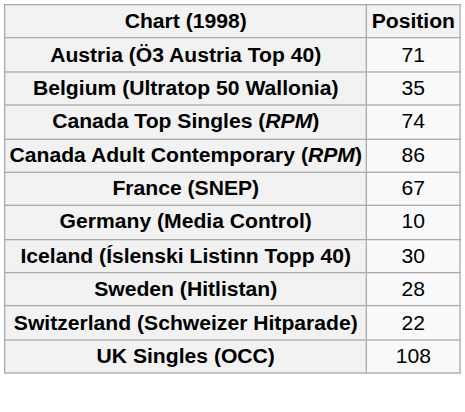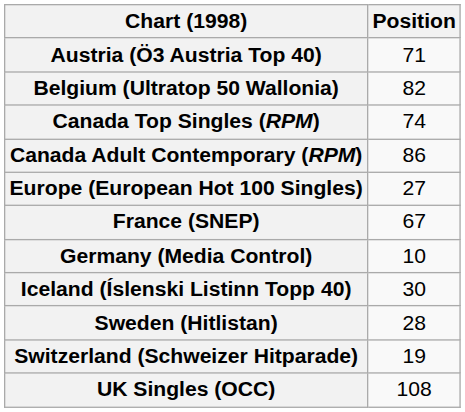(413, 88) 35 -> (414, 88) 82
+ row: (186, 188)
(413, 322) 22 -> (414, 356) 19
